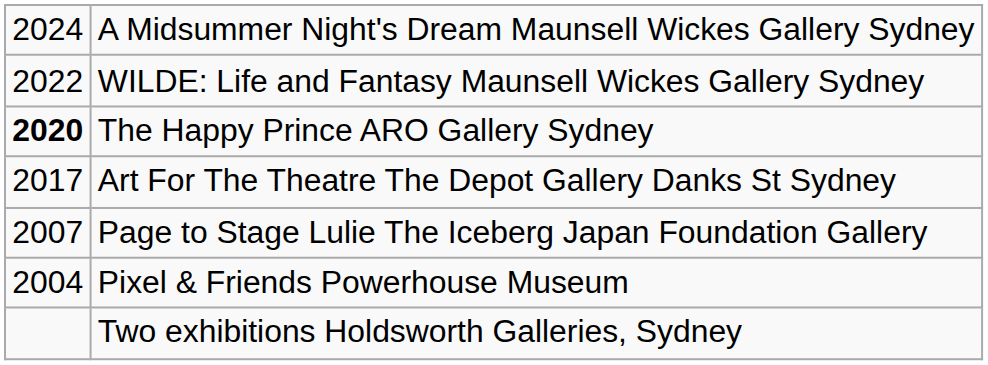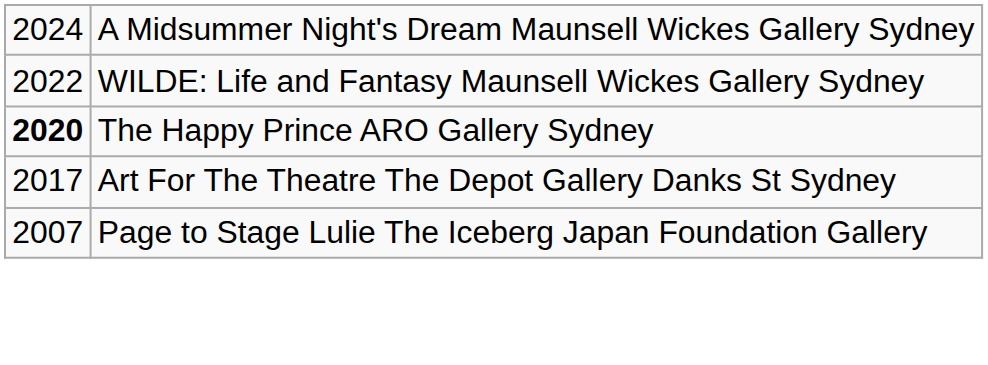- row: (363, 282)
- row: (420, 332)
